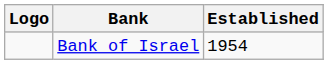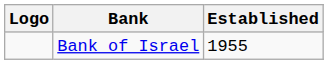(228, 46) 1954 -> (228, 46) 1955
